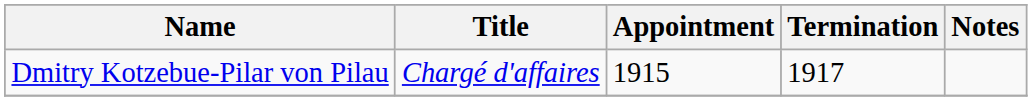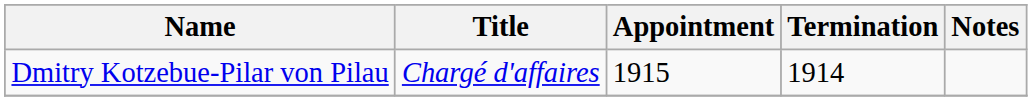(816, 72) 1917 -> (816, 72) 1914
